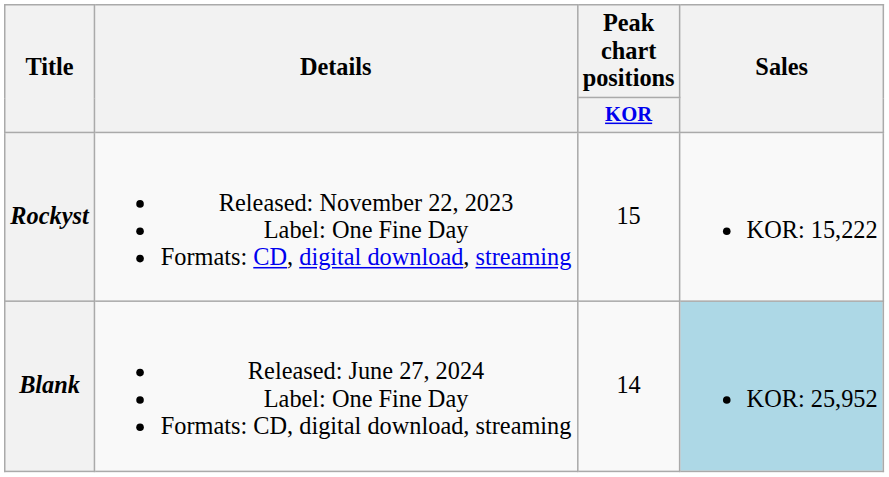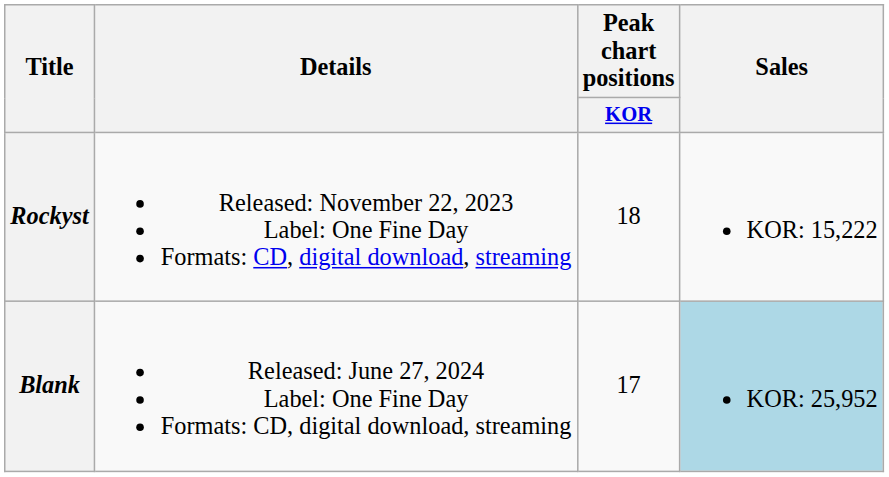(629, 216) 15 -> (629, 216) 18
(629, 385) 14 -> (629, 385) 17
